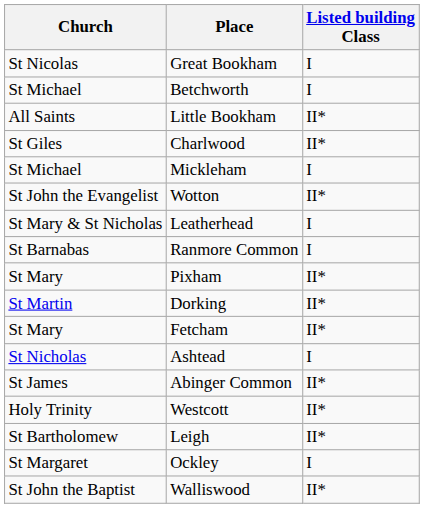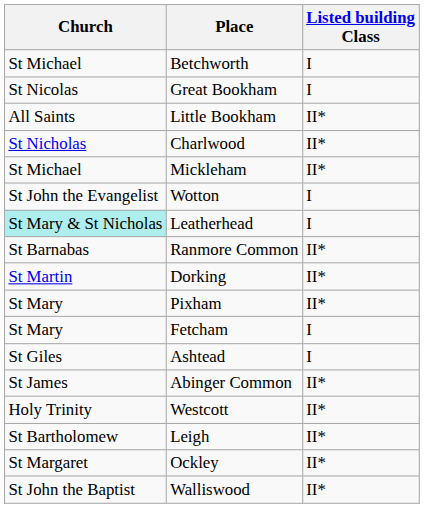rows swapped: (209, 90) <-> (224, 63)
(35, 143) St Giles -> (47, 143) St Nicholas
(309, 169) I -> (316, 169) II*
(316, 196) II* -> (309, 196) I
(85, 223) no background -> (85, 223) paleturquoise background
(309, 249) I -> (316, 249) II*
rows swapped: (196, 276) <-> (198, 303)
(316, 329) II* -> (309, 329) I
(47, 356) St Nicholas -> (35, 356) St Giles
(309, 463) I -> (316, 463) II*
